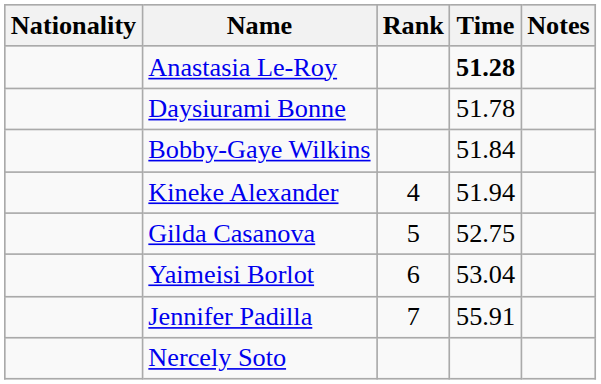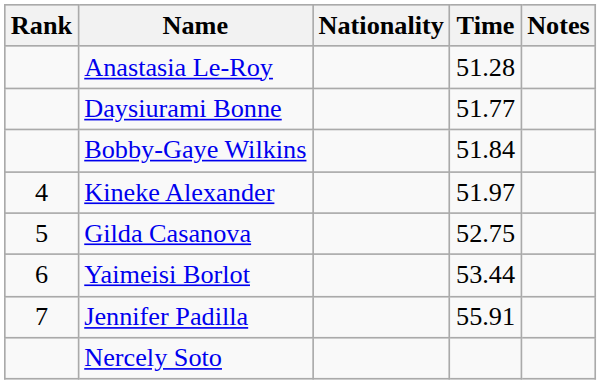columns swapped: (413, 25) <-> (74, 25)
(486, 66) bold -> (486, 66) normal
(486, 108) 51.78 -> (486, 108) 51.77
(486, 191) 51.94 -> (486, 191) 51.97
(486, 274) 53.04 -> (486, 274) 53.44
